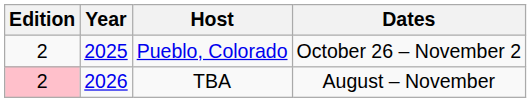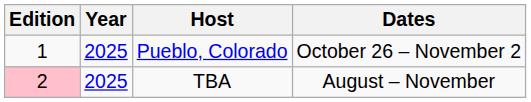(42, 50) 2 -> (42, 50) 1
(106, 81) 2026 -> (106, 81) 2025
